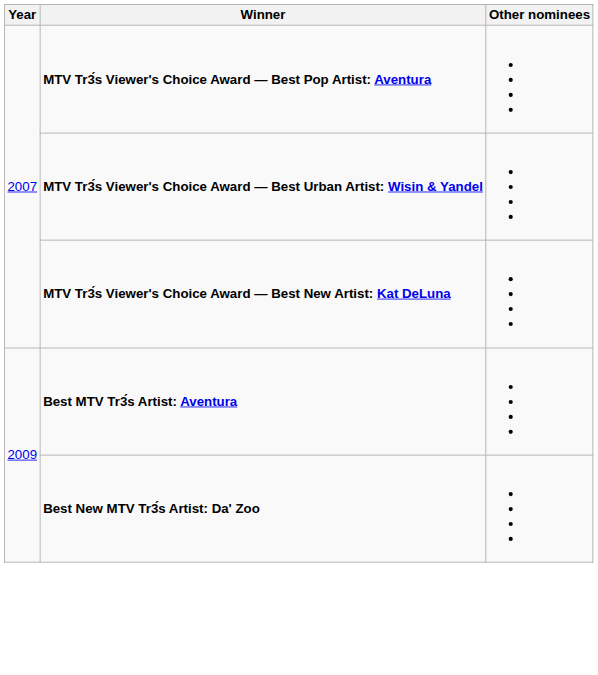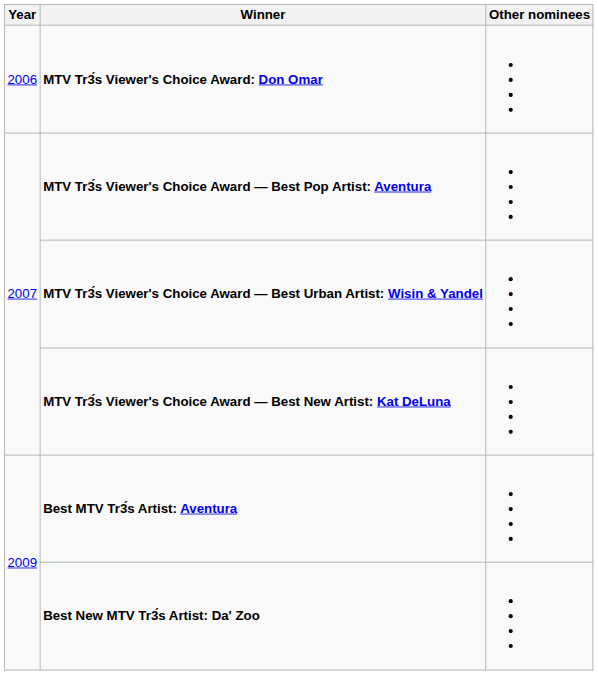+ row: (183, 79)
